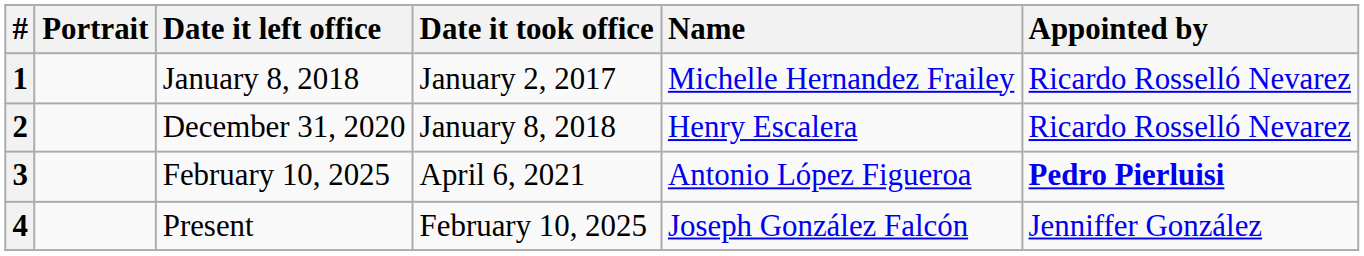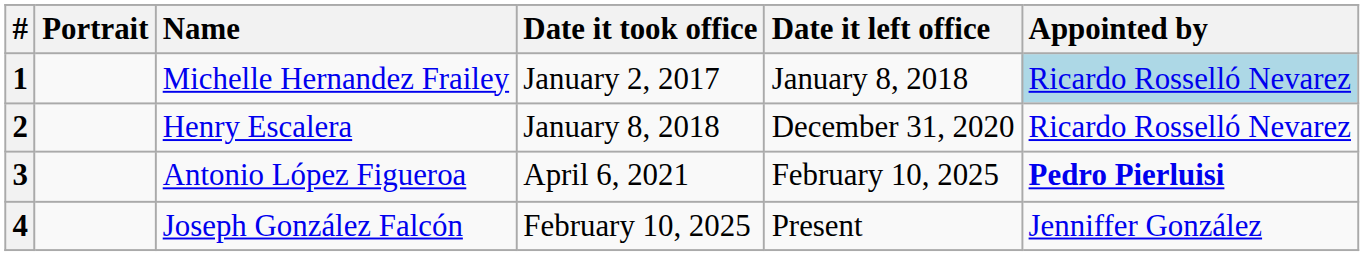columns swapped: (707, 28) <-> (272, 28)
(1190, 77) no background -> (1190, 77) lightblue background
